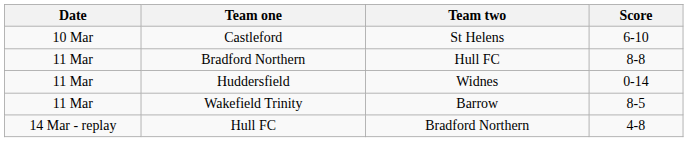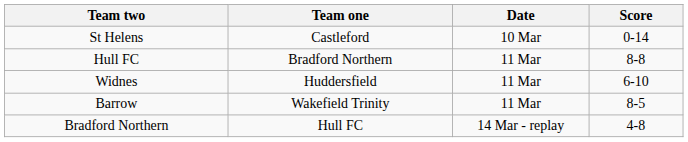columns swapped: (73, 15) <-> (477, 15)
(636, 37) 6-10 -> (636, 37) 0-14
(636, 81) 0-14 -> (636, 81) 6-10
